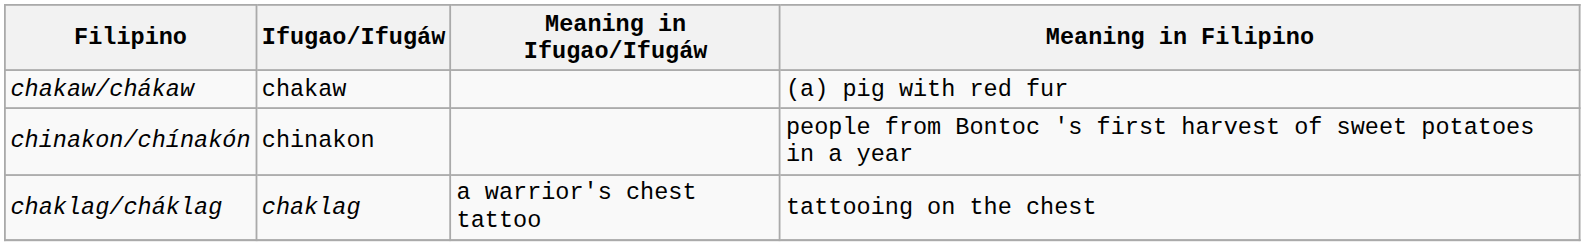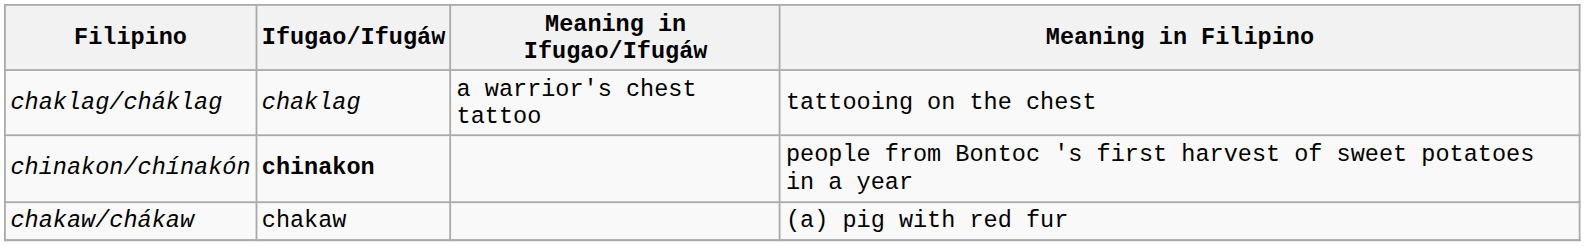rows swapped: (116, 207) <-> (102, 90)
(318, 142) normal -> (318, 169) bold
